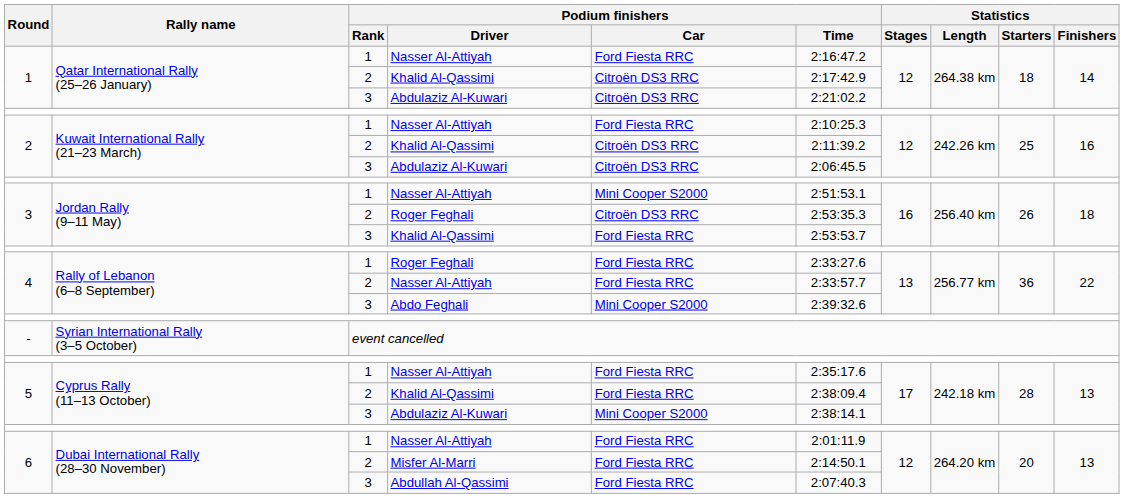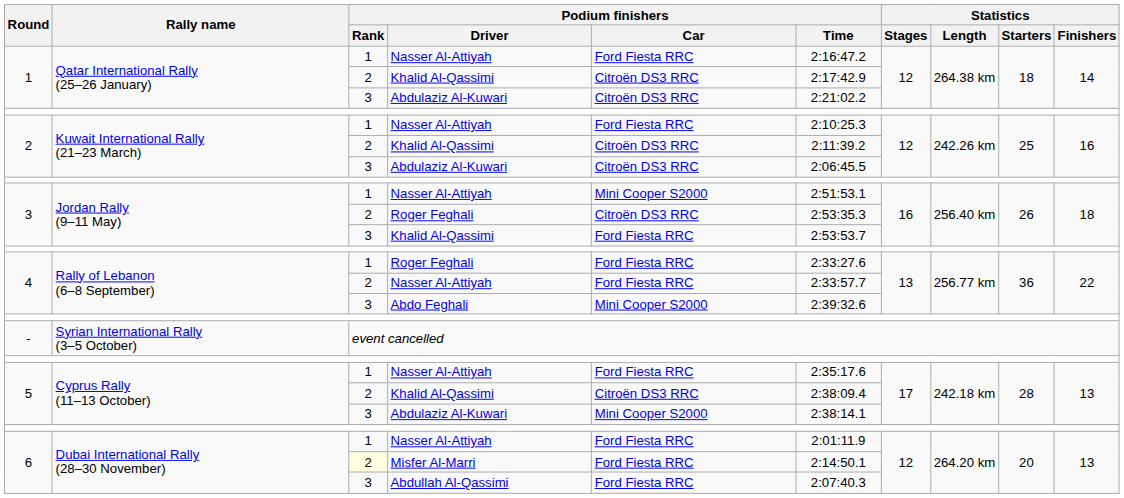(644, 393) Ford Fiesta RRC -> (647, 393) Citroën DS3 RRC
(368, 462) no background -> (368, 462) lightyellow background
